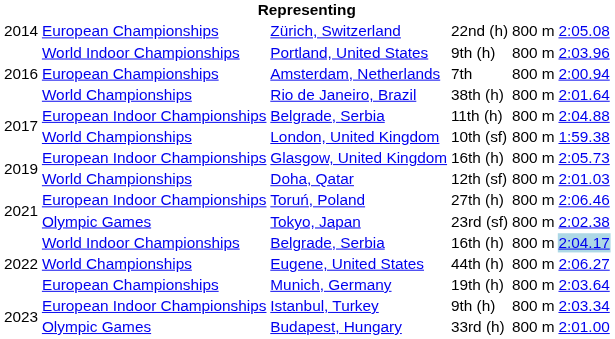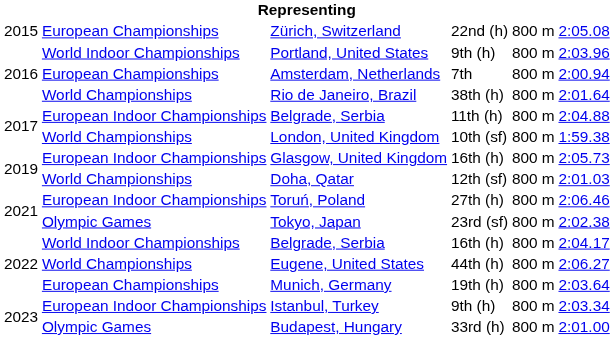(21, 31) 2014 -> (21, 31) 2015
(584, 242) lightblue background -> (584, 242) no background
